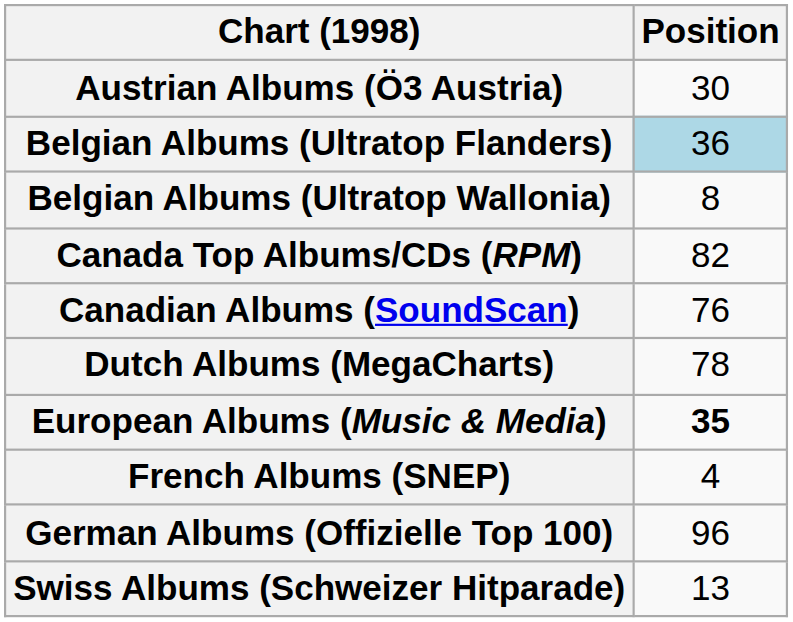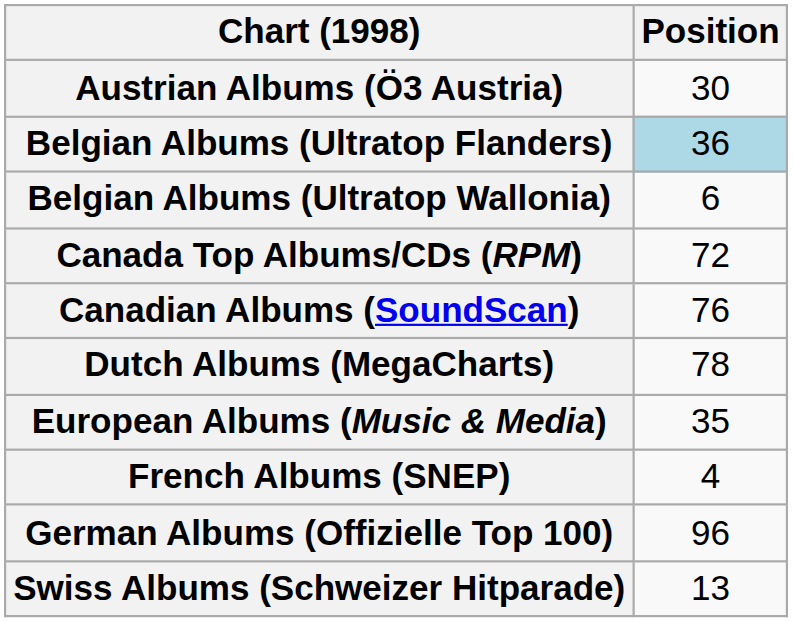(710, 198) 8 -> (710, 198) 6
(710, 254) 82 -> (710, 254) 72
(710, 421) bold -> (710, 421) normal
